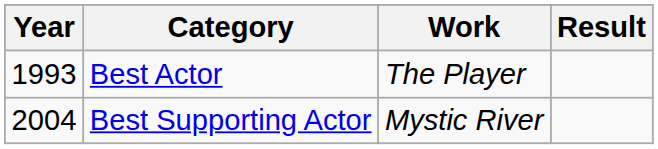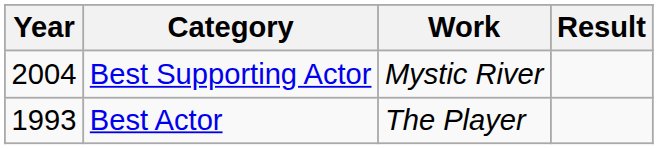rows swapped: (156, 73) <-> (231, 119)
